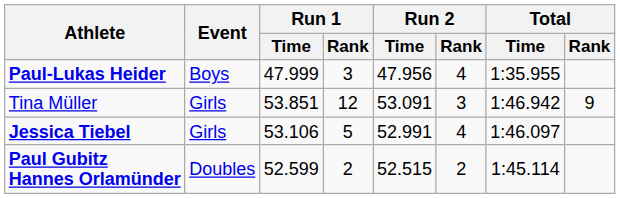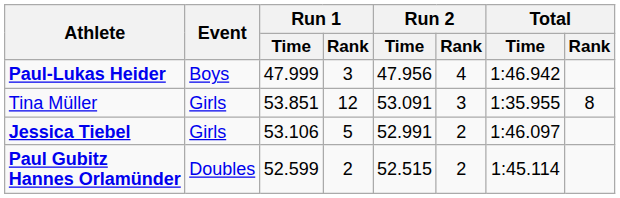(525, 75) 1:35.955 -> (525, 75) 1:46.942
(525, 103) 1:46.942 -> (525, 103) 1:35.955
(589, 103) 9 -> (589, 103) 8
(461, 131) 4 -> (461, 131) 2
